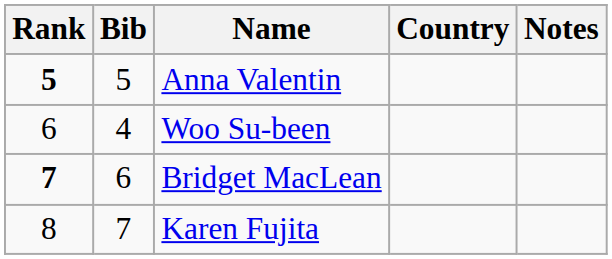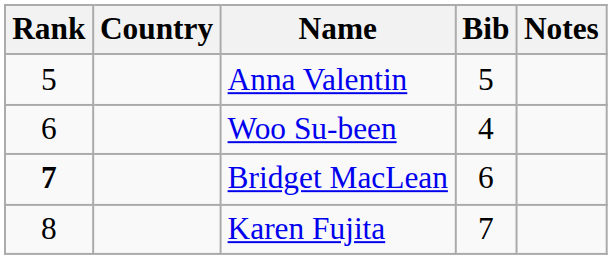columns swapped: (123, 29) <-> (453, 29)
(49, 79) bold -> (49, 79) normal
